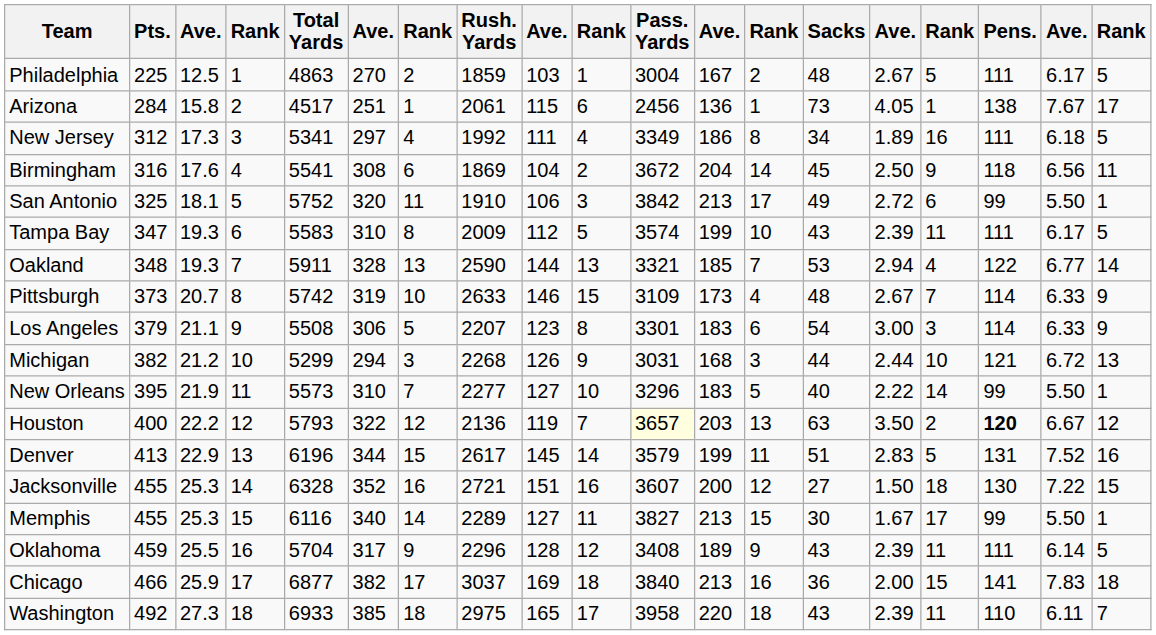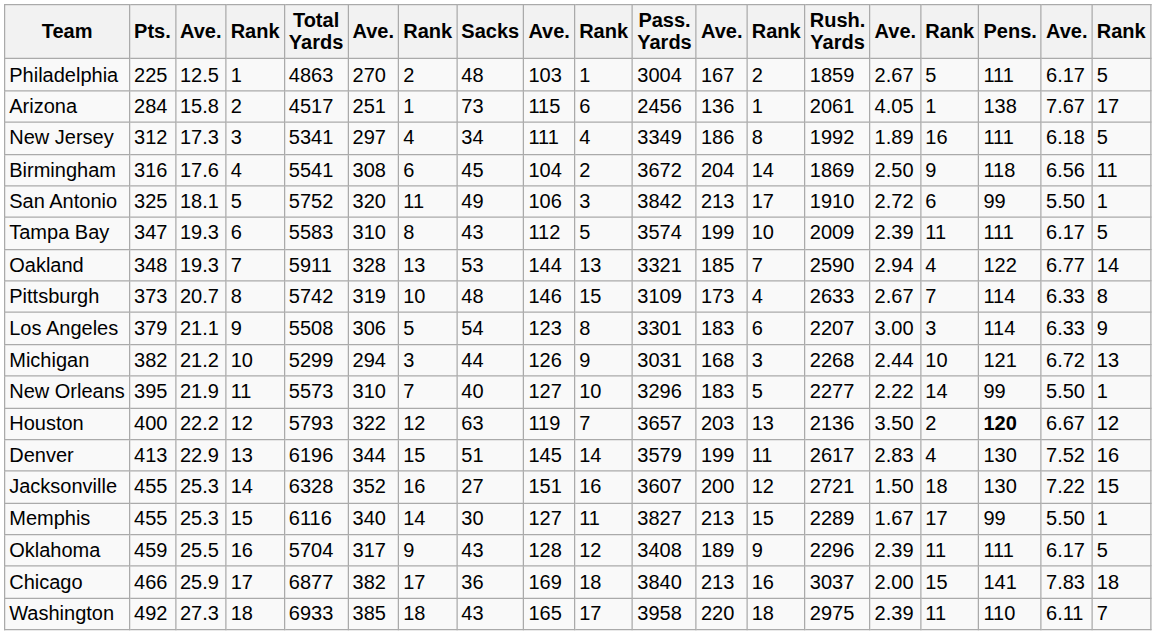columns swapped: (489, 31) <-> (836, 31)
(1102, 296) 9 -> (1102, 296) 8
(657, 423) lightyellow background -> (660, 423) no background
(931, 455) 5 -> (931, 455) 4
(1000, 455) 131 -> (1000, 455) 130
(1065, 550) 6.14 -> (1065, 550) 6.17
